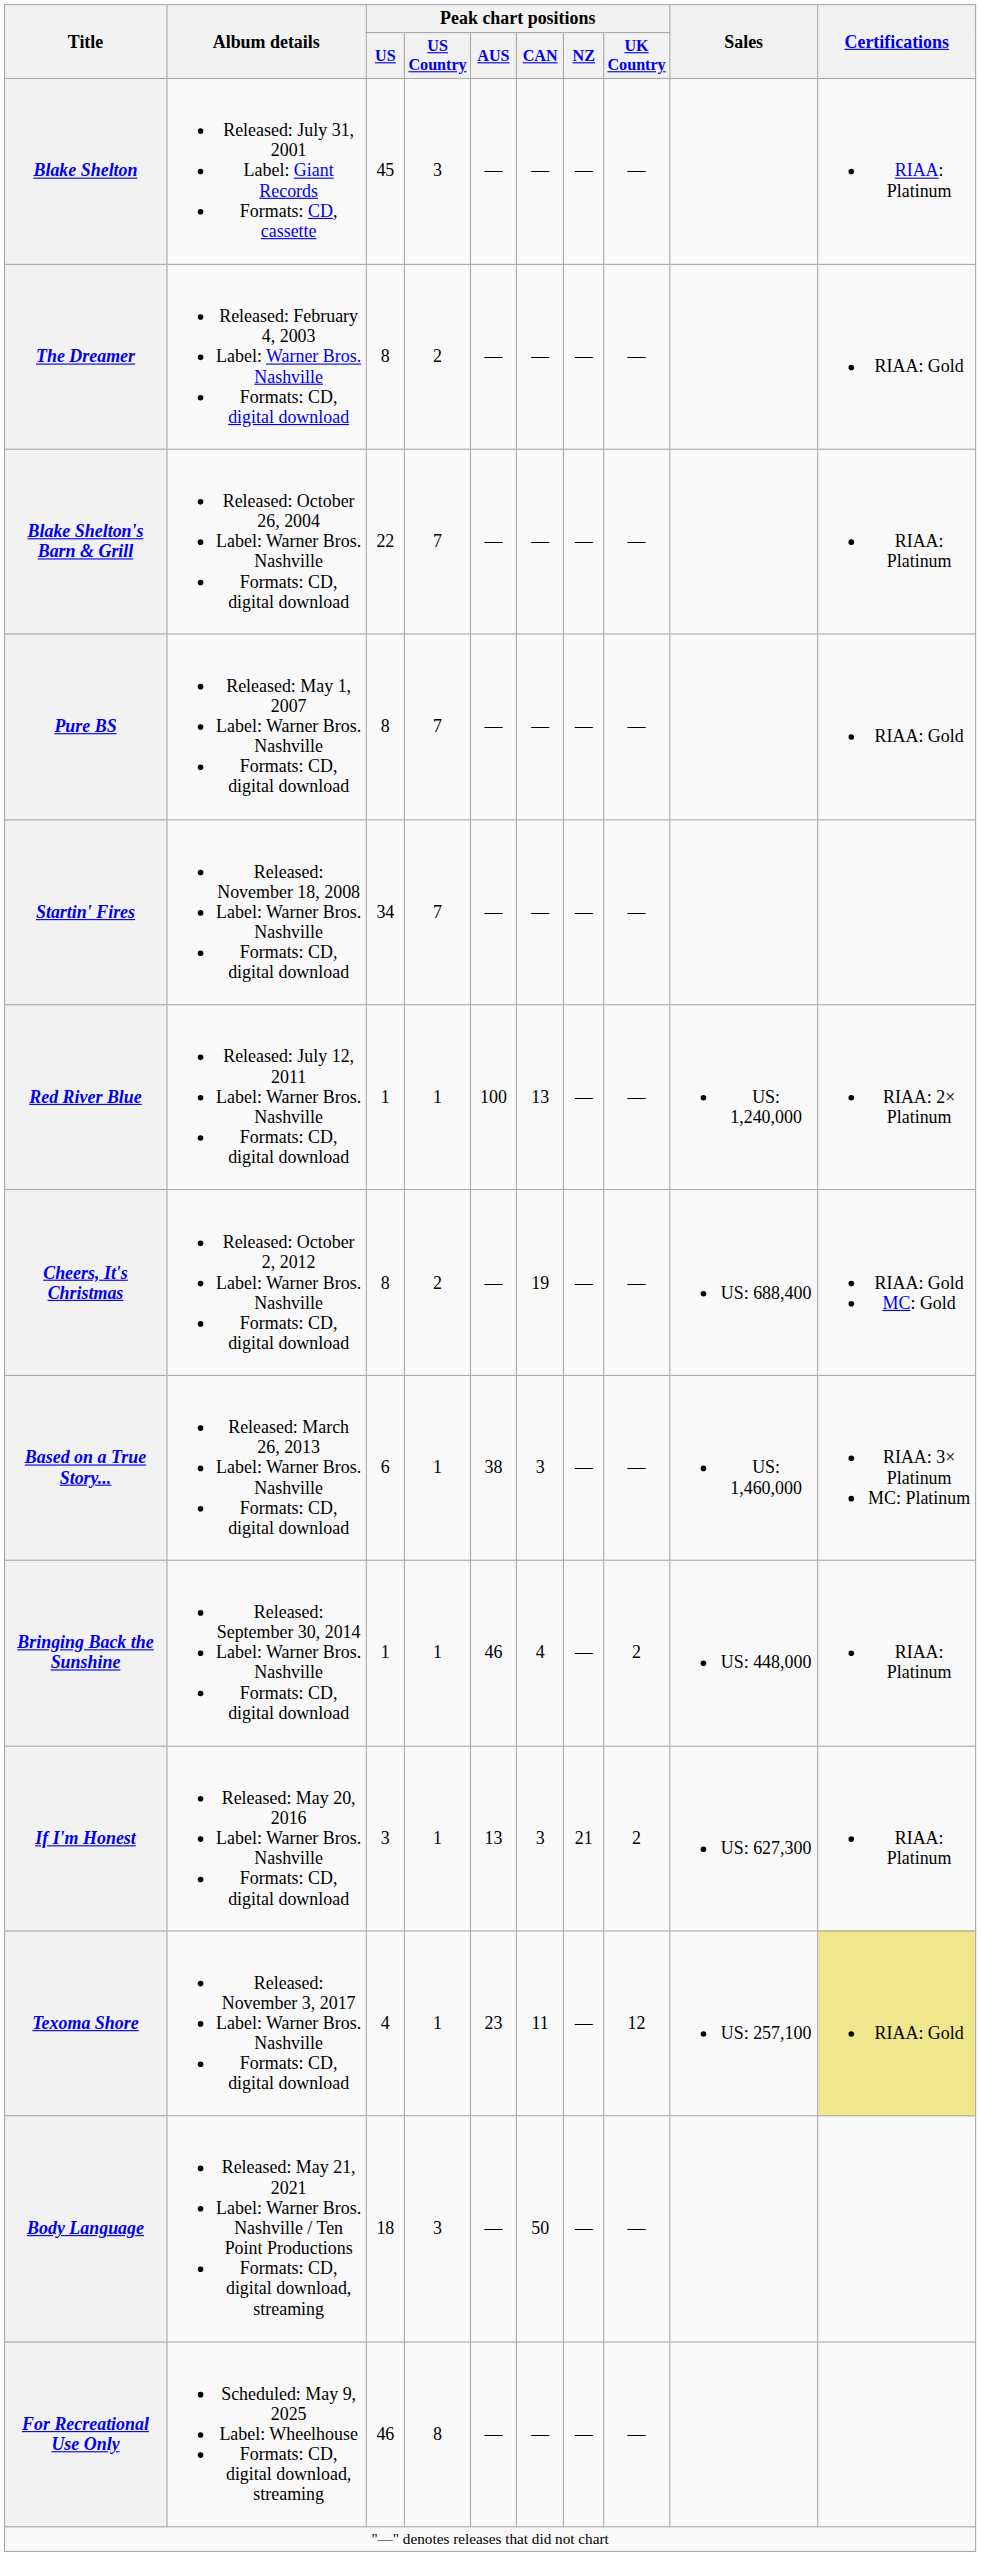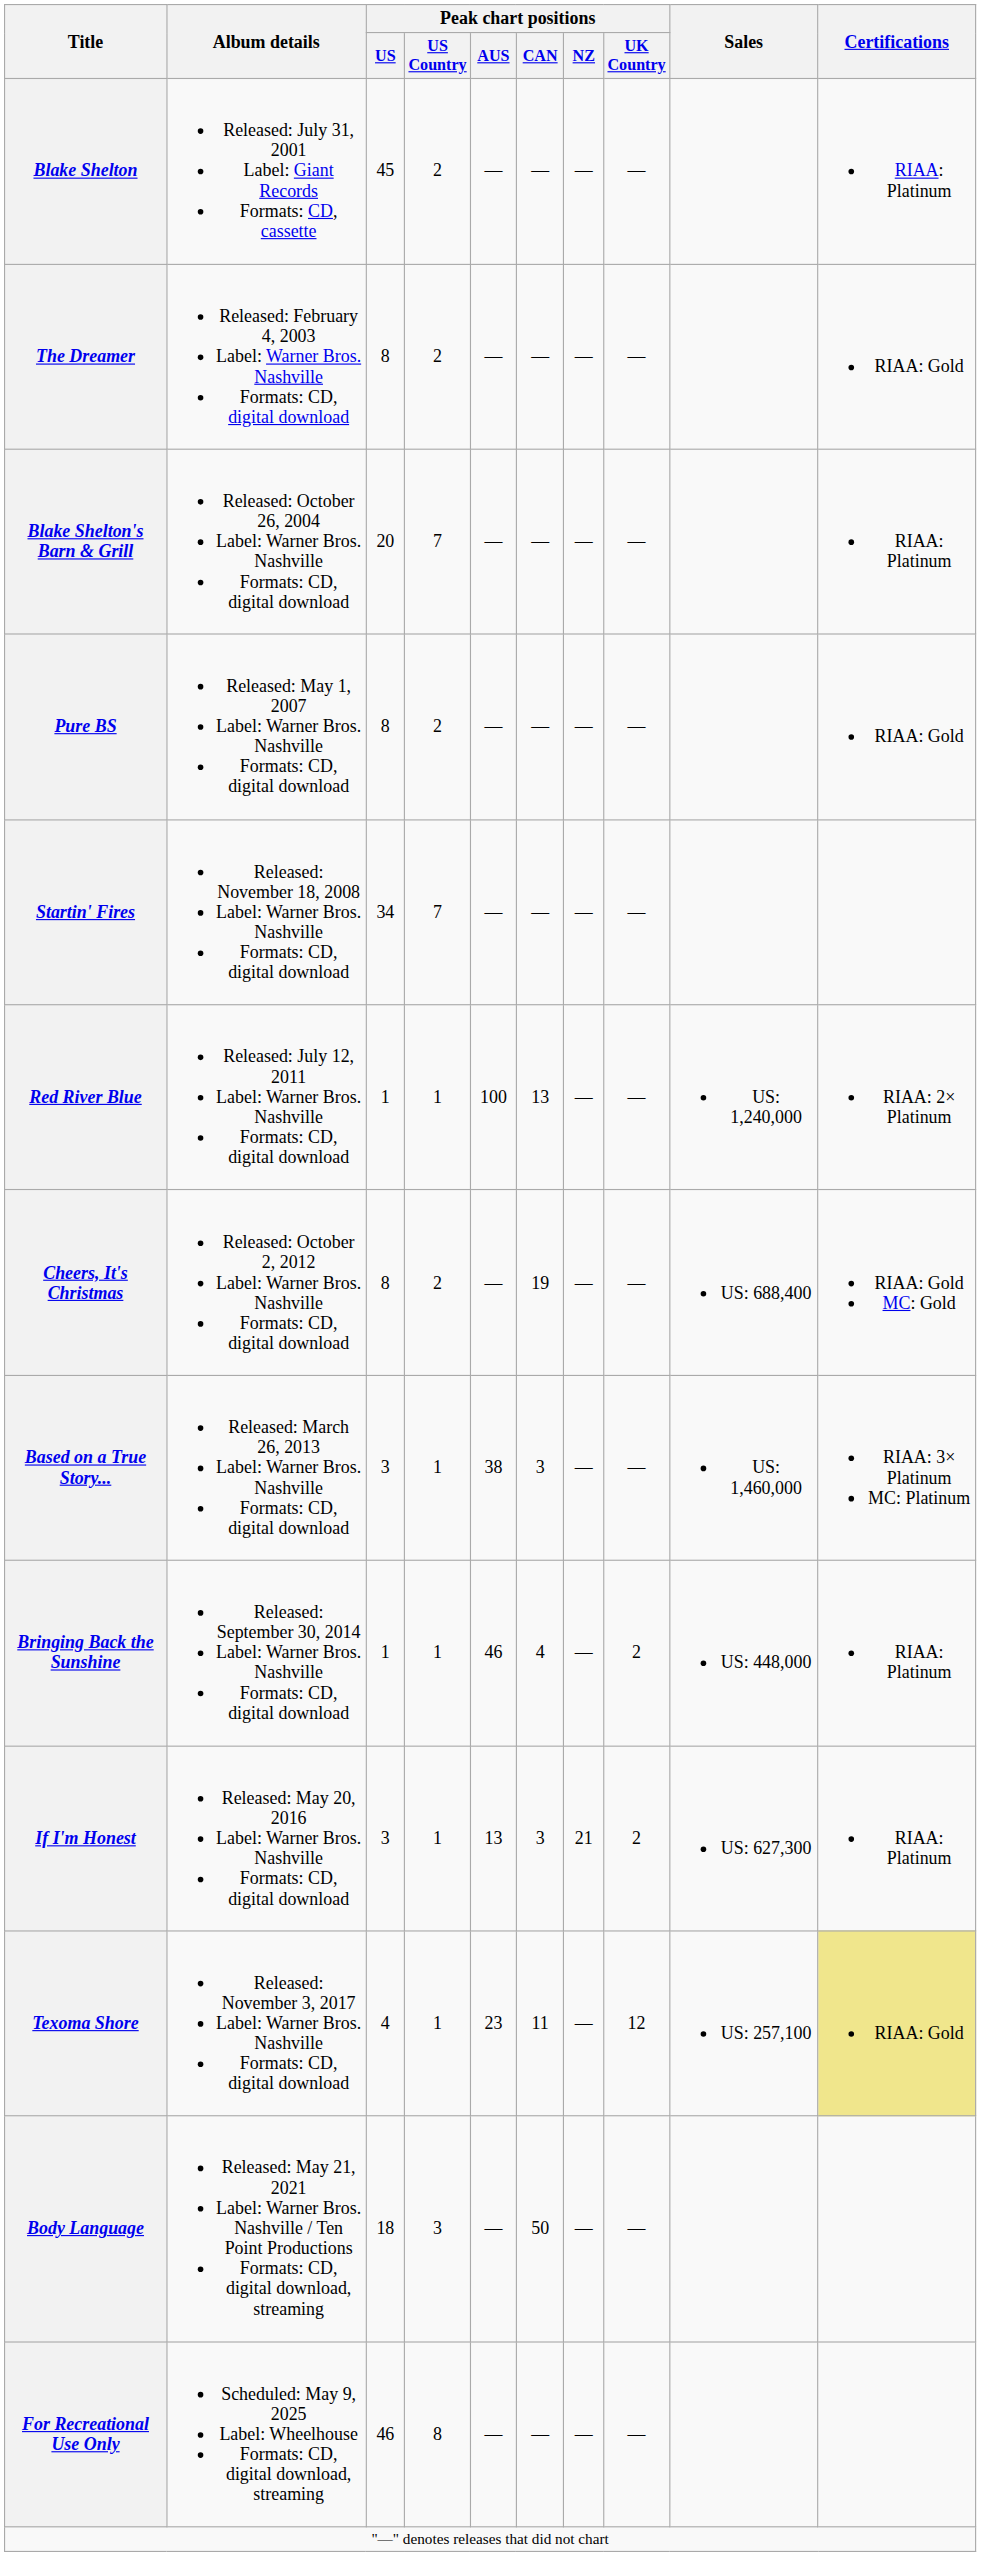(438, 171) 3 -> (438, 171) 2
(385, 541) 22 -> (385, 541) 20
(438, 726) 7 -> (438, 726) 2
(385, 1467) 6 -> (385, 1467) 3
